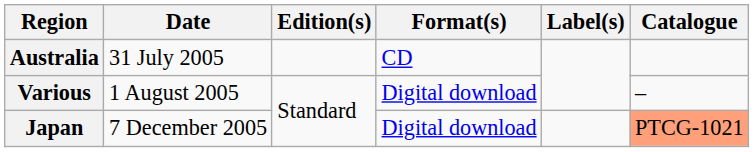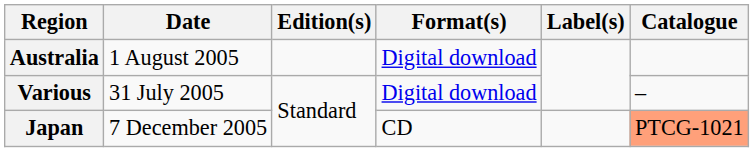(166, 57) 31 July 2005 -> (174, 57) 1 August 2005
(397, 57) CD -> (459, 57) Digital download
(174, 92) 1 August 2005 -> (166, 92) 31 July 2005
(459, 127) Digital download -> (397, 127) CD
